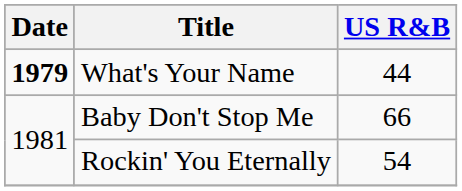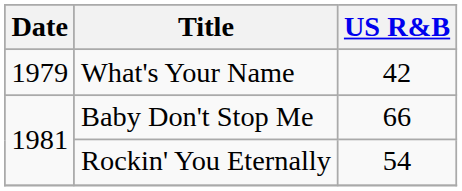(40, 71) bold -> (40, 71) normal
(397, 71) 44 -> (397, 71) 42
